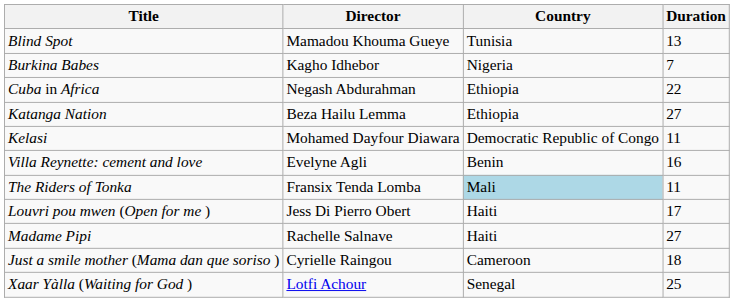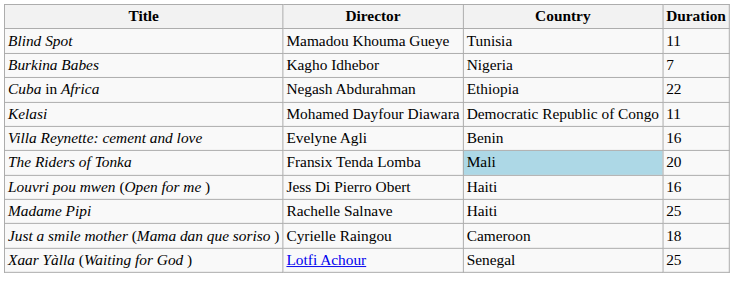(674, 41) 13 -> (674, 41) 11
- row: (57, 114)
(674, 187) 11 -> (674, 162) 20
(674, 211) 17 -> (674, 187) 16
(674, 235) 27 -> (674, 211) 25
